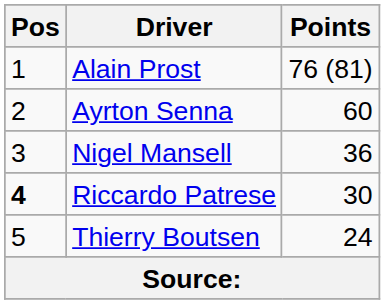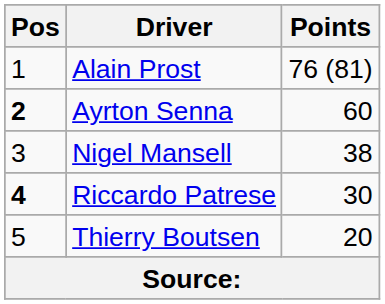(18, 110) normal -> (18, 110) bold
(358, 152) 36 -> (358, 152) 38
(358, 237) 24 -> (358, 237) 20
